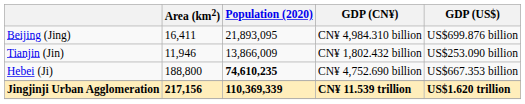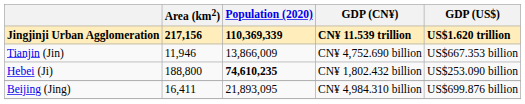rows swapped: (39, 35) <-> (83, 89)
(370, 53) CN¥ 1,802.432 billion -> (370, 53) CN¥ 4,752.690 billion
(473, 53) US$253.090 billion -> (473, 53) US$667.353 billion
(370, 71) CN¥ 4,752.690 billion -> (370, 71) CN¥ 1,802.432 billion
(473, 71) US$667.353 billion -> (473, 71) US$253.090 billion
